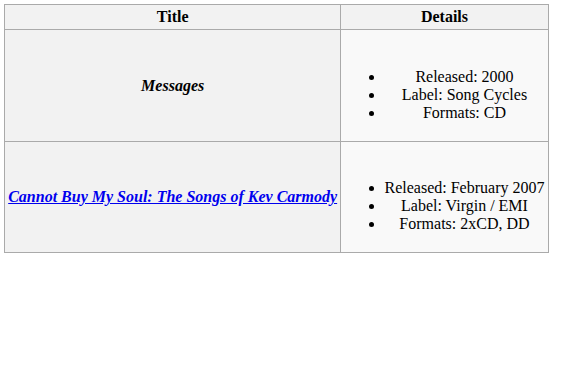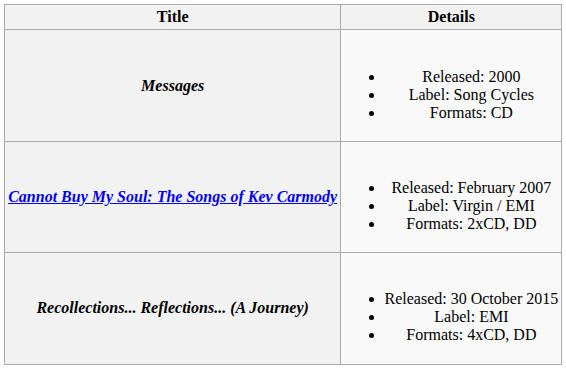+ row: (173, 308)
